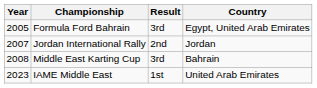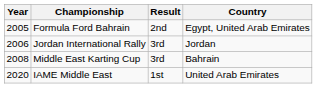(157, 28) 3rd -> (159, 28) 2nd
(18, 43) 2007 -> (18, 43) 2006
(159, 43) 2nd -> (157, 43) 3rd
(18, 75) 2023 -> (18, 75) 2020
